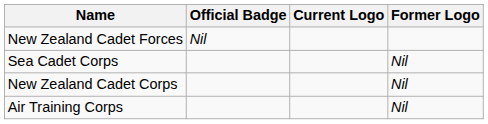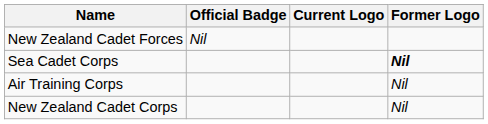(399, 61) normal -> (400, 61) bold
rows swapped: (93, 84) <-> (65, 107)
